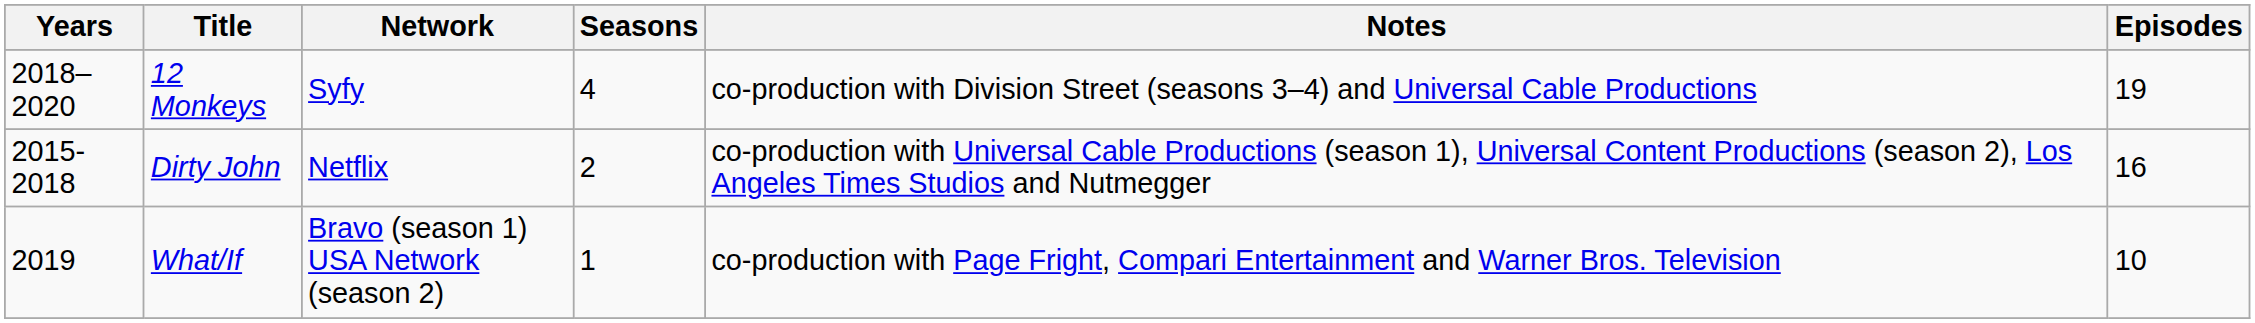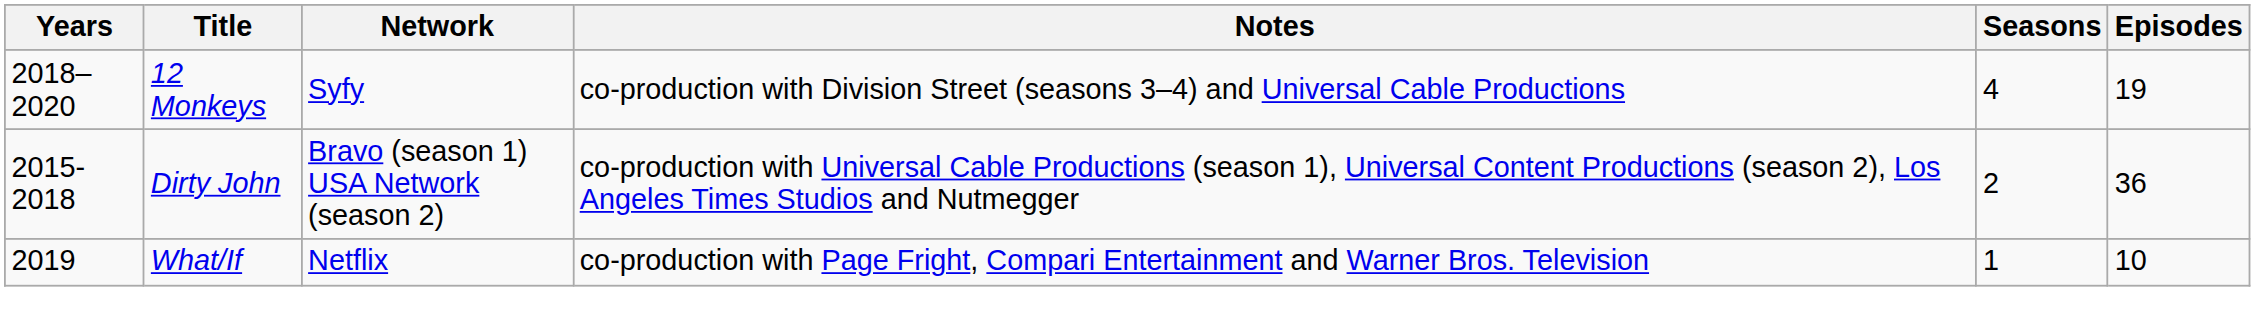columns swapped: (1406, 27) <-> (639, 27)
(348, 167) Netflix -> (418, 183) Bravo (season 1) USA Network (season 2)
(2131, 167) 16 -> (2131, 183) 36
(418, 261) Bravo (season 1) USA Network (season 2) -> (348, 261) Netflix
